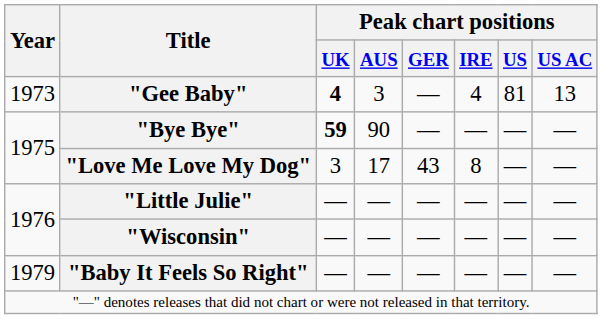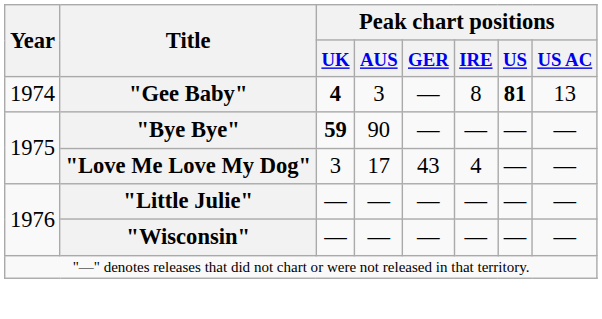(32, 93) 1973 -> (32, 93) 1974
(476, 93) 4 -> (476, 93) 8
(515, 93) normal -> (515, 93) bold
(476, 165) 8 -> (476, 165) 4
- row: (188, 272)
